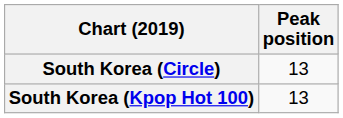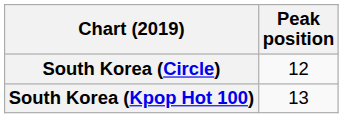(298, 68) 13 -> (298, 68) 12
